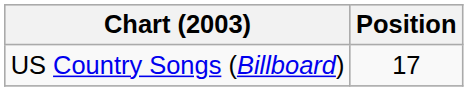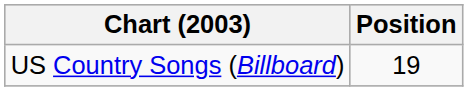(406, 65) 17 -> (406, 65) 19
